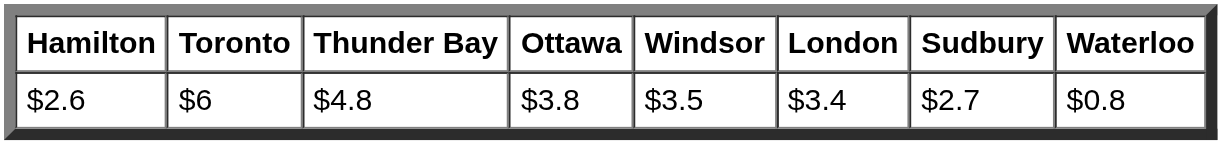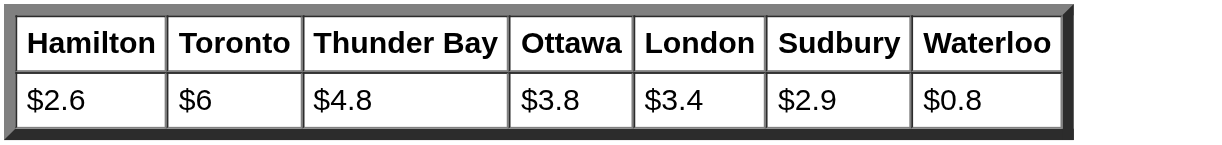- column: (705, 43)
(951, 99) $2.7 -> (807, 99) $2.9
